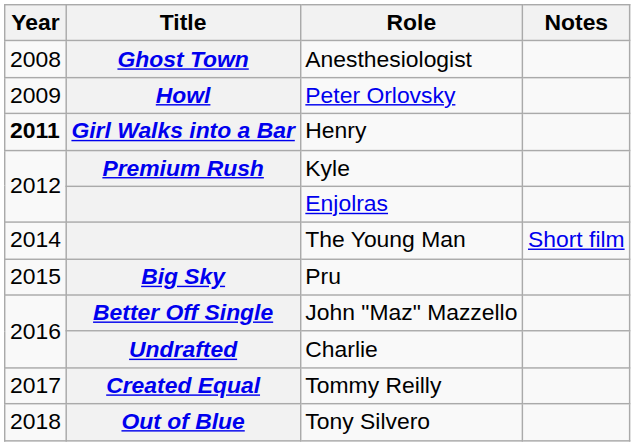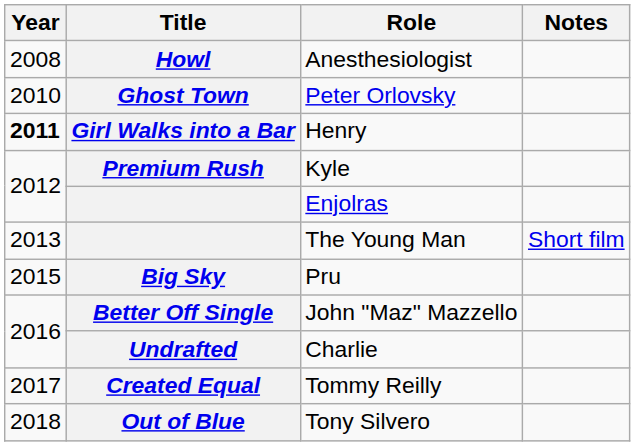(183, 58) Ghost Town -> (183, 58) Howl
(35, 95) 2009 -> (35, 95) 2010
(183, 95) Howl -> (183, 95) Ghost Town
(35, 240) 2014 -> (35, 240) 2013
